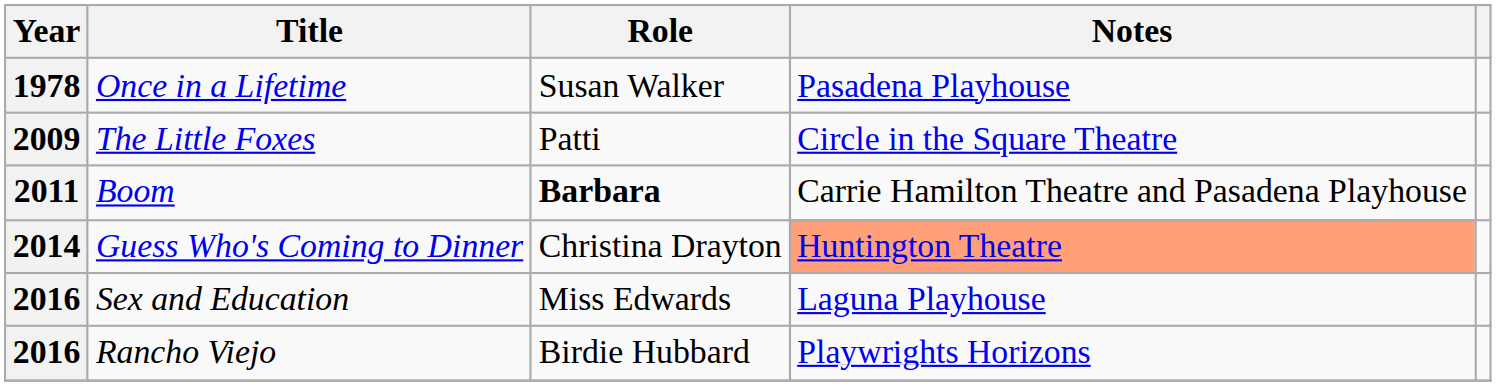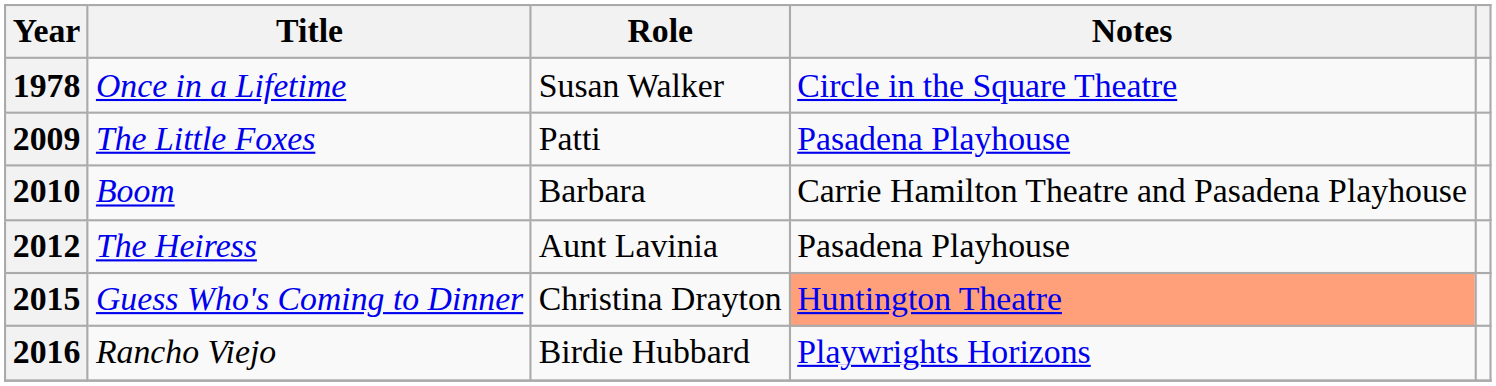(934, 84) Pasadena Playhouse -> (987, 84) Circle in the Square Theatre
(987, 138) Circle in the Square Theatre -> (934, 138) Pasadena Playhouse
(47, 191) 2011 -> (47, 191) 2010
(600, 191) bold -> (592, 191) normal
+ row: (176, 245)
(47, 245) 2014 -> (47, 298) 2015
- row: (222, 298)
